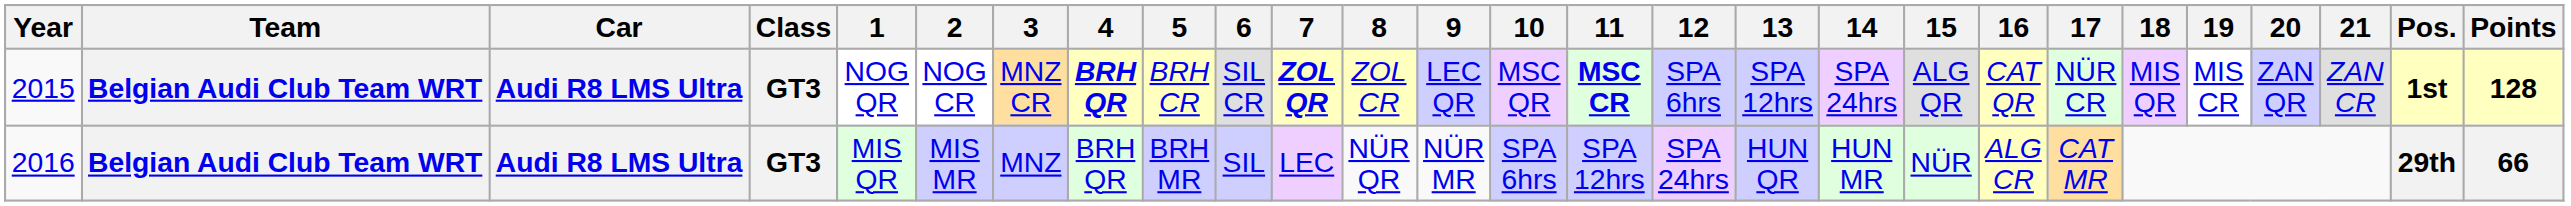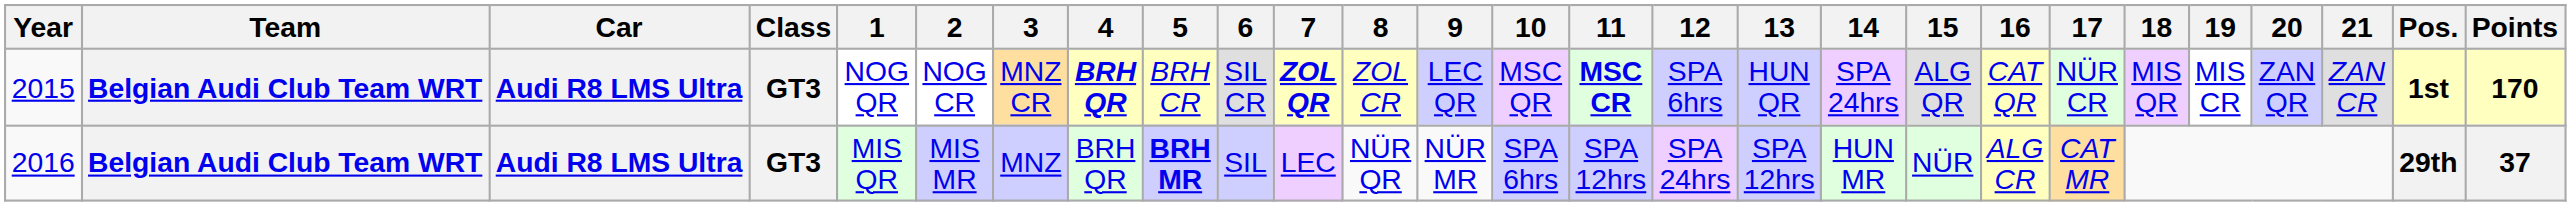(1778, 87) SPA 12hrs -> (1779, 87) HUN QR
(2513, 87) 128 -> (2515, 87) 170
(1179, 163) normal -> (1180, 163) bold
(1778, 163) HUN QR -> (1779, 163) SPA 12hrs
(2513, 163) 66 -> (2515, 163) 37
